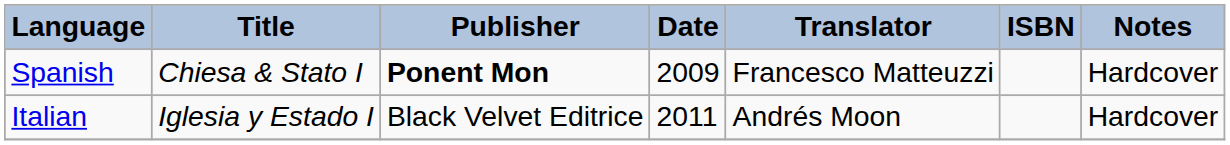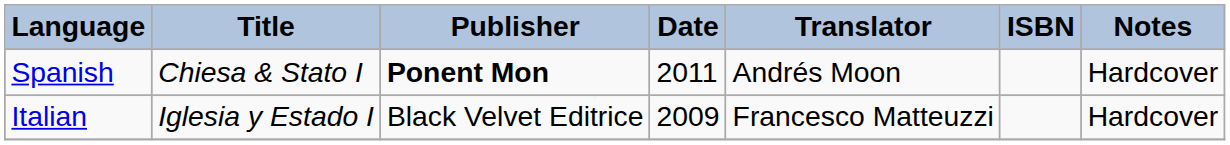(688, 71) 2009 -> (687, 71) 2011
(863, 71) Francesco Matteuzzi -> (817, 71) Andrés Moon
(687, 116) 2011 -> (688, 116) 2009
(817, 116) Andrés Moon -> (863, 116) Francesco Matteuzzi
